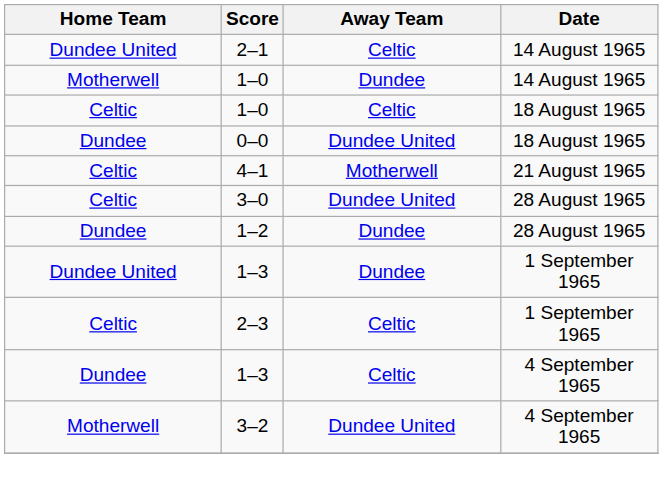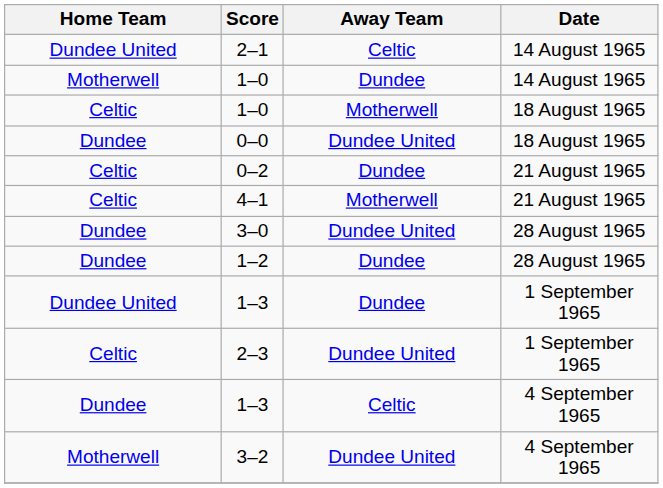(392, 110) Celtic -> (392, 110) Motherwell
+ row: (252, 170)
(113, 200) Celtic -> (113, 230) Dundee
(392, 323) Celtic -> (392, 353) Dundee United
